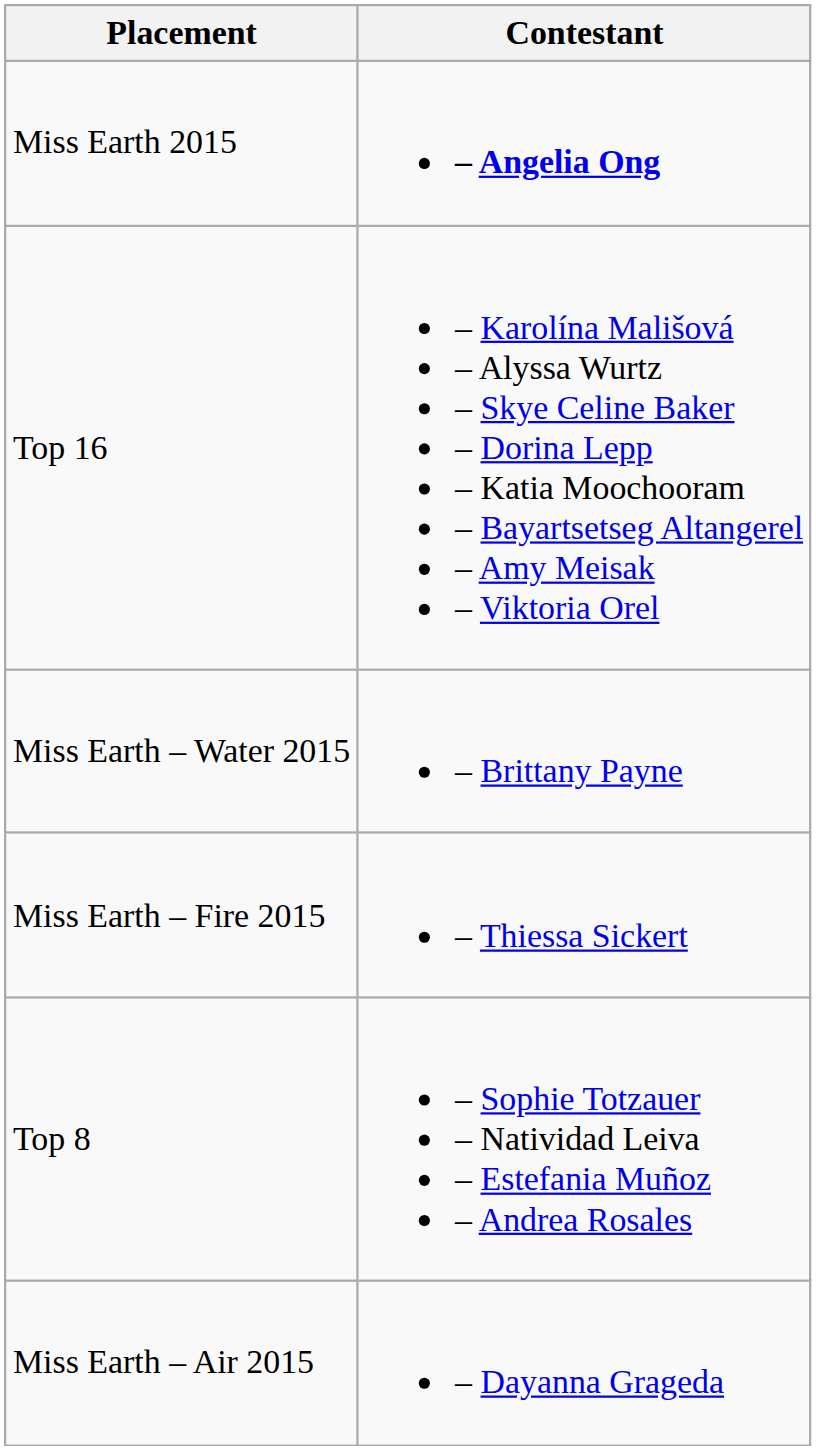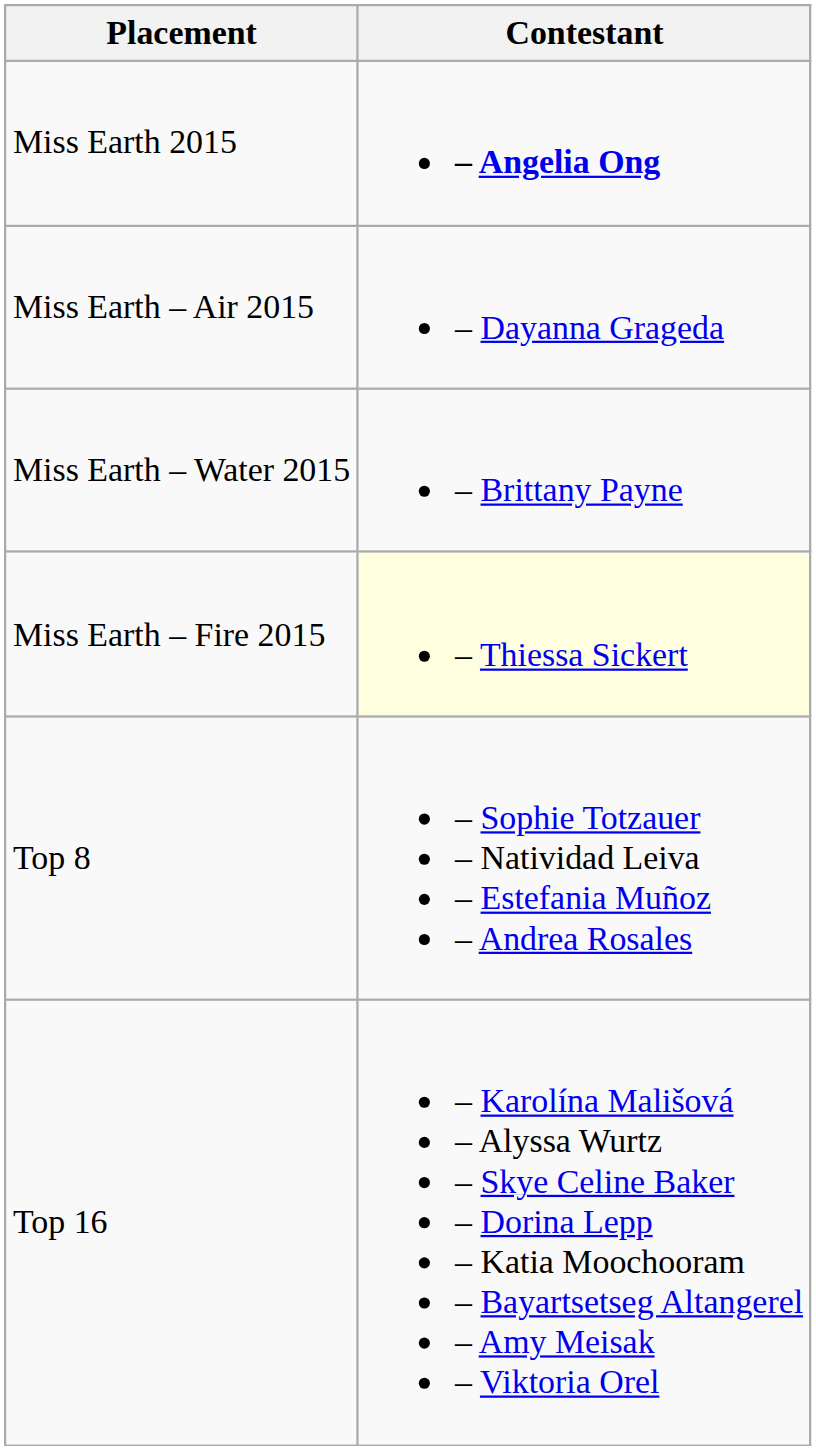rows swapped: (164, 1362) <-> (60, 446)
(585, 935) no background -> (585, 654) lightyellow background
